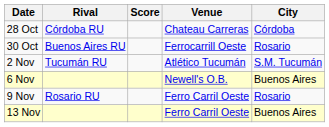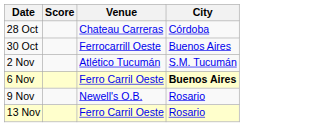- column: (85, 12)
(272, 46) Rosario -> (200, 46) Buenos Aires
(196, 79) Newell's O.B. -> (122, 79) Ferro Carril Oeste
(285, 79) normal -> (203, 79) bold
(207, 96) Ferro Carril Oeste -> (111, 96) Newell's O.B.
(285, 113) Buenos Aires -> (187, 113) Rosario
